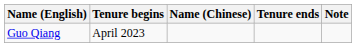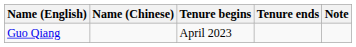columns swapped: (210, 14) <-> (128, 14)
